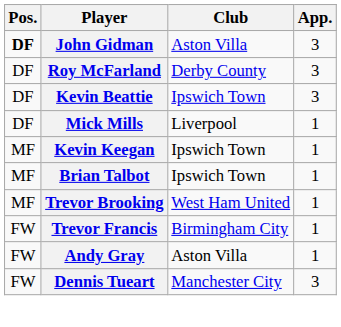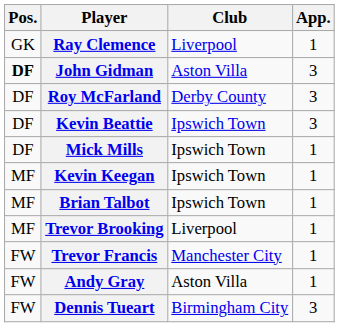+ row: (104, 44)
(204, 123) Liverpool -> (218, 149) Ipswich Town
(231, 202) West Ham United -> (204, 228) Liverpool
(230, 228) Birmingham City -> (227, 255) Manchester City
(227, 281) Manchester City -> (230, 307) Birmingham City
